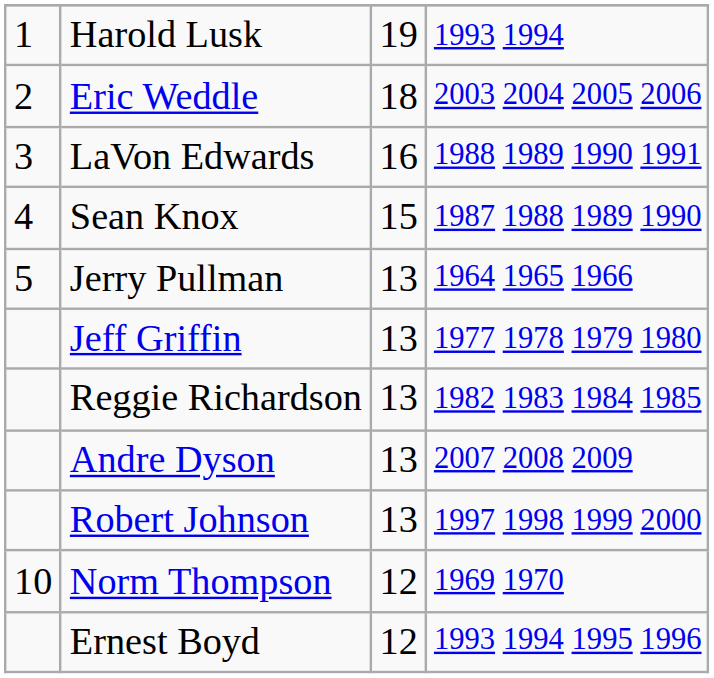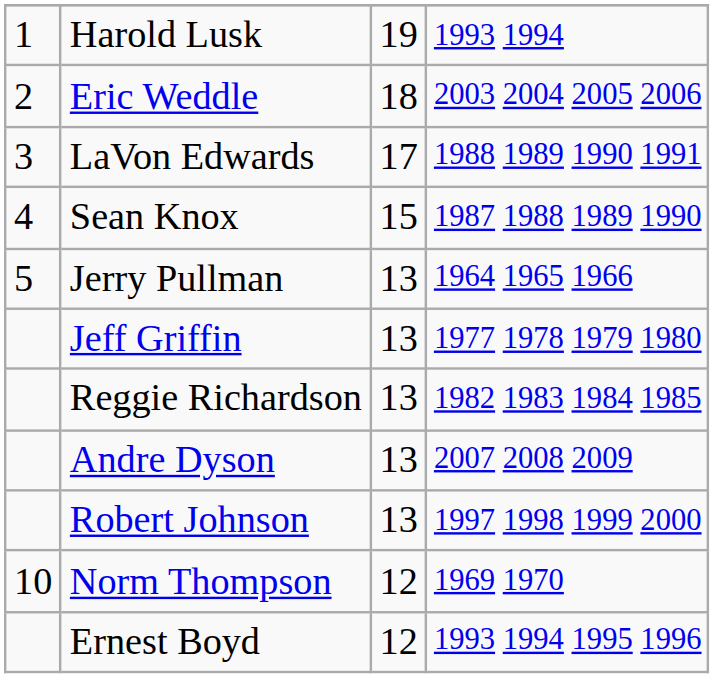(399, 156) 16 -> (399, 156) 17
